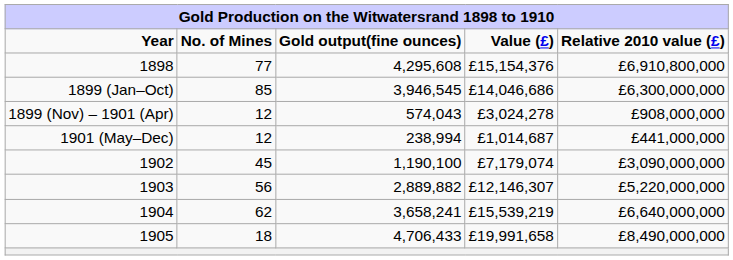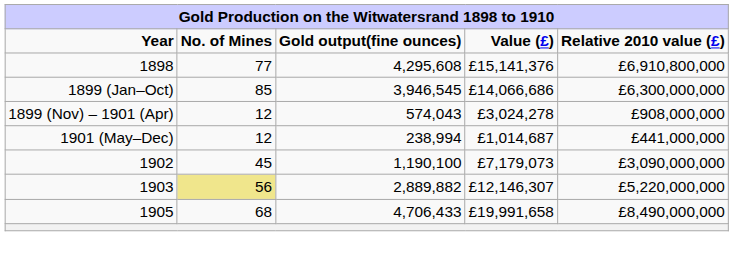(511, 65) £15,154,376 -> (511, 65) £15,141,376
(511, 90) £14,046,686 -> (511, 90) £14,066,686
(516, 162) £7,179,074 -> (516, 162) £7,179,073
(263, 187) no background -> (263, 187) khaki background
- row: (157, 211)
(263, 235) 18 -> (263, 211) 68
